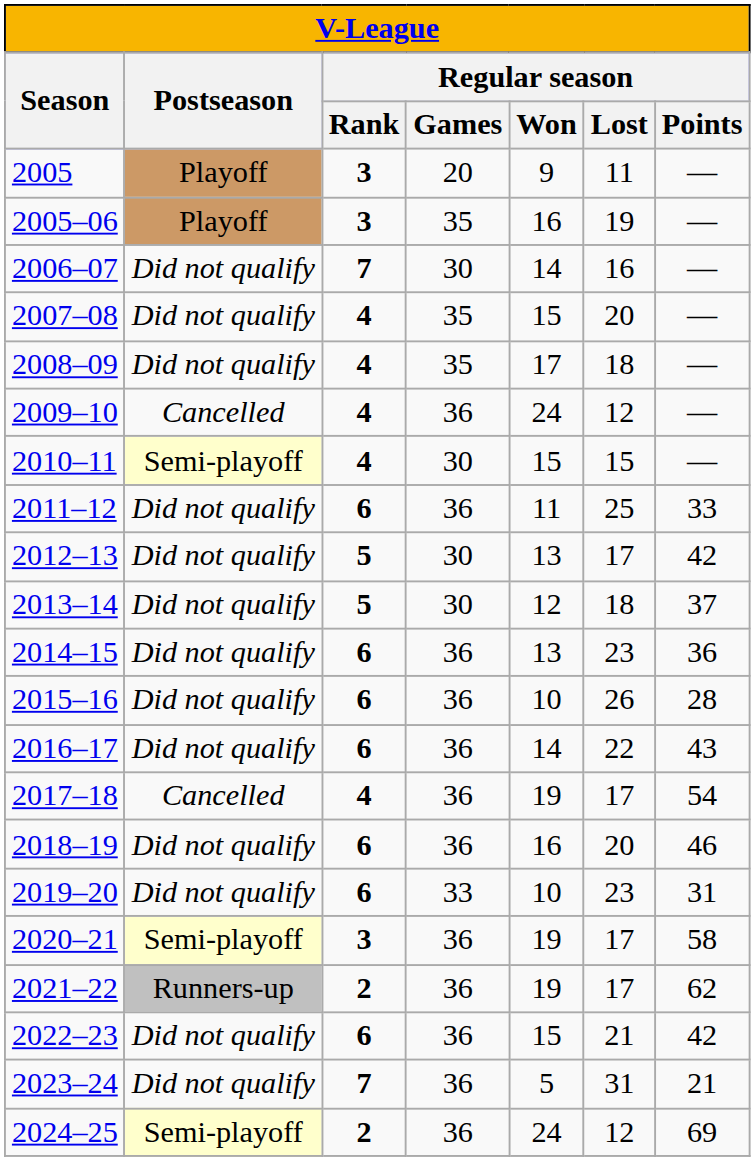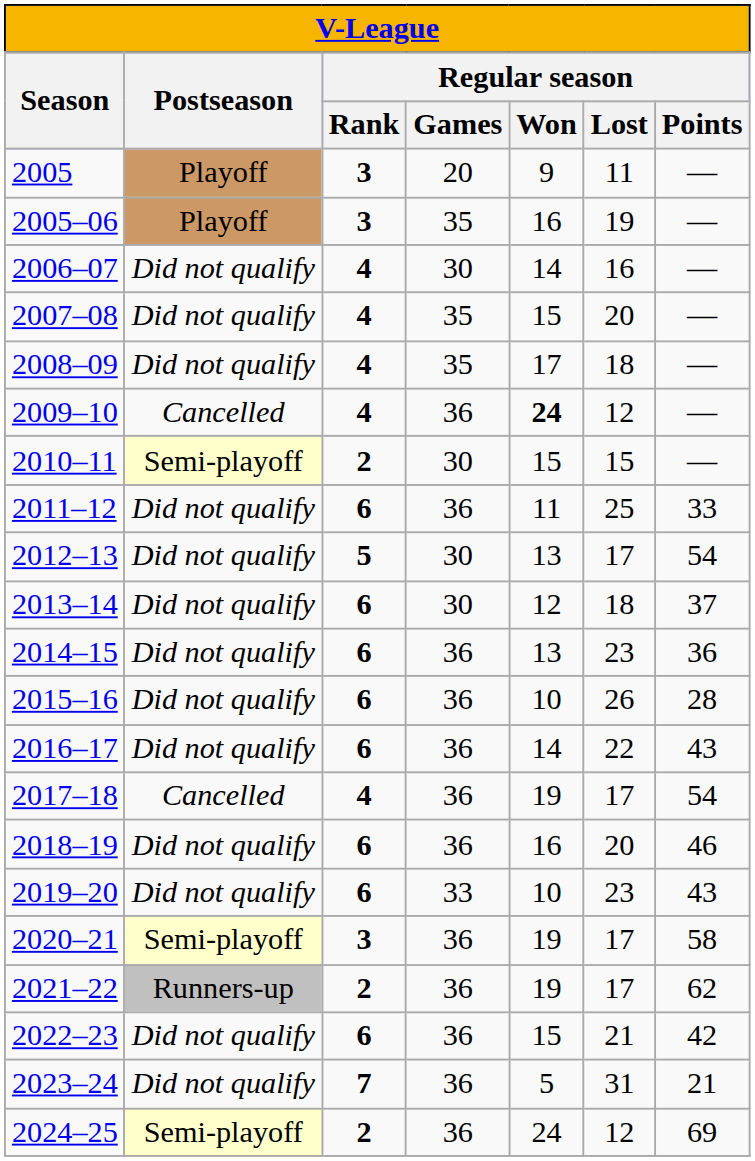(364, 268) 7 -> (364, 268) 4
(547, 412) normal -> (547, 412) bold
(364, 460) 4 -> (364, 460) 2
(702, 556) 42 -> (702, 556) 54
(364, 603) 5 -> (364, 603) 6
(702, 891) 31 -> (702, 891) 43
